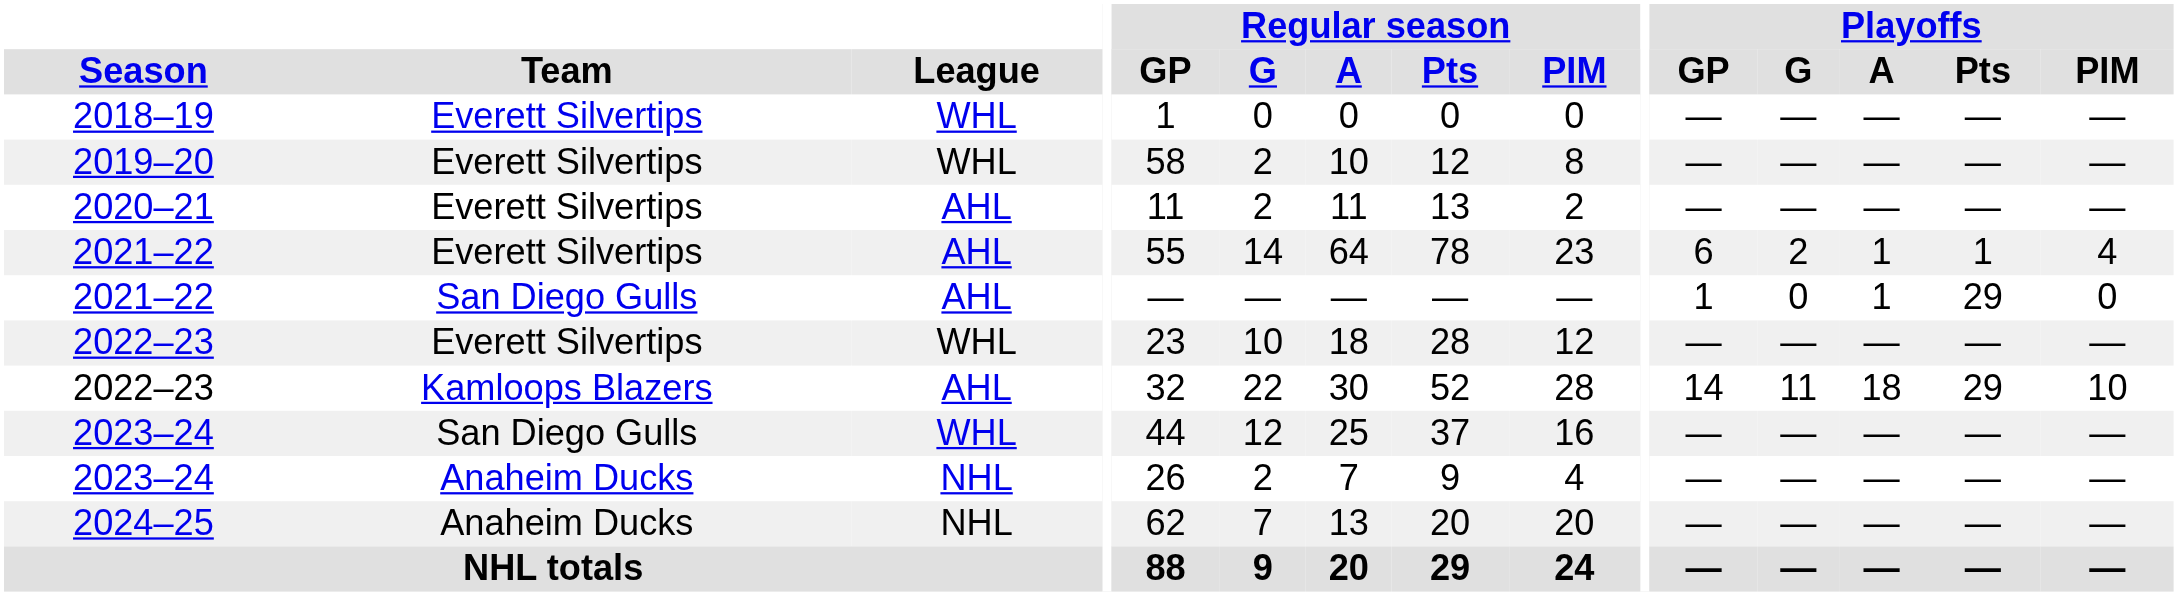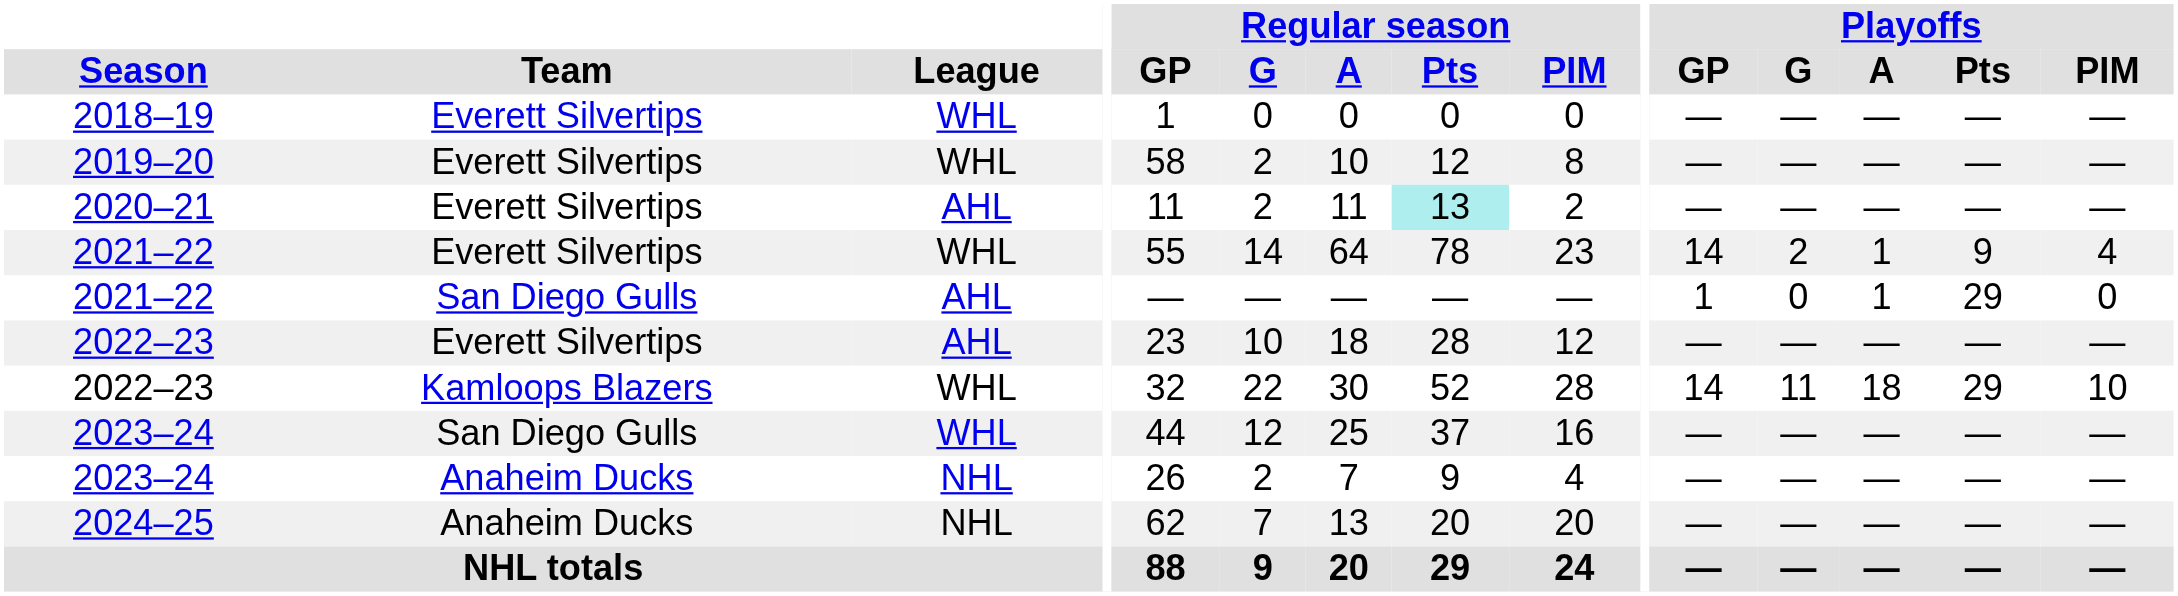(1450, 206) no background -> (1450, 206) paleturquoise background
(977, 251) AHL -> (977, 251) WHL
(1704, 251) 6 -> (1704, 251) 14
(1983, 251) 1 -> (1983, 251) 9
(977, 342) WHL -> (977, 342) AHL
(977, 387) AHL -> (977, 387) WHL
